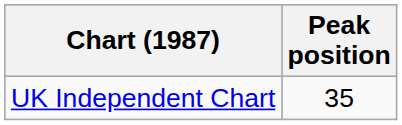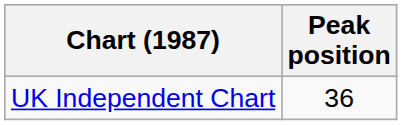(339, 97) 35 -> (339, 97) 36
